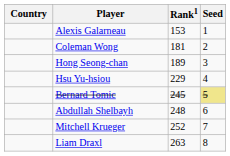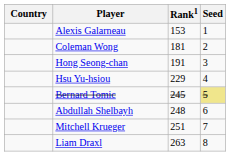(178, 63) 189 -> (178, 63) 191
(178, 127) 252 -> (178, 127) 251
